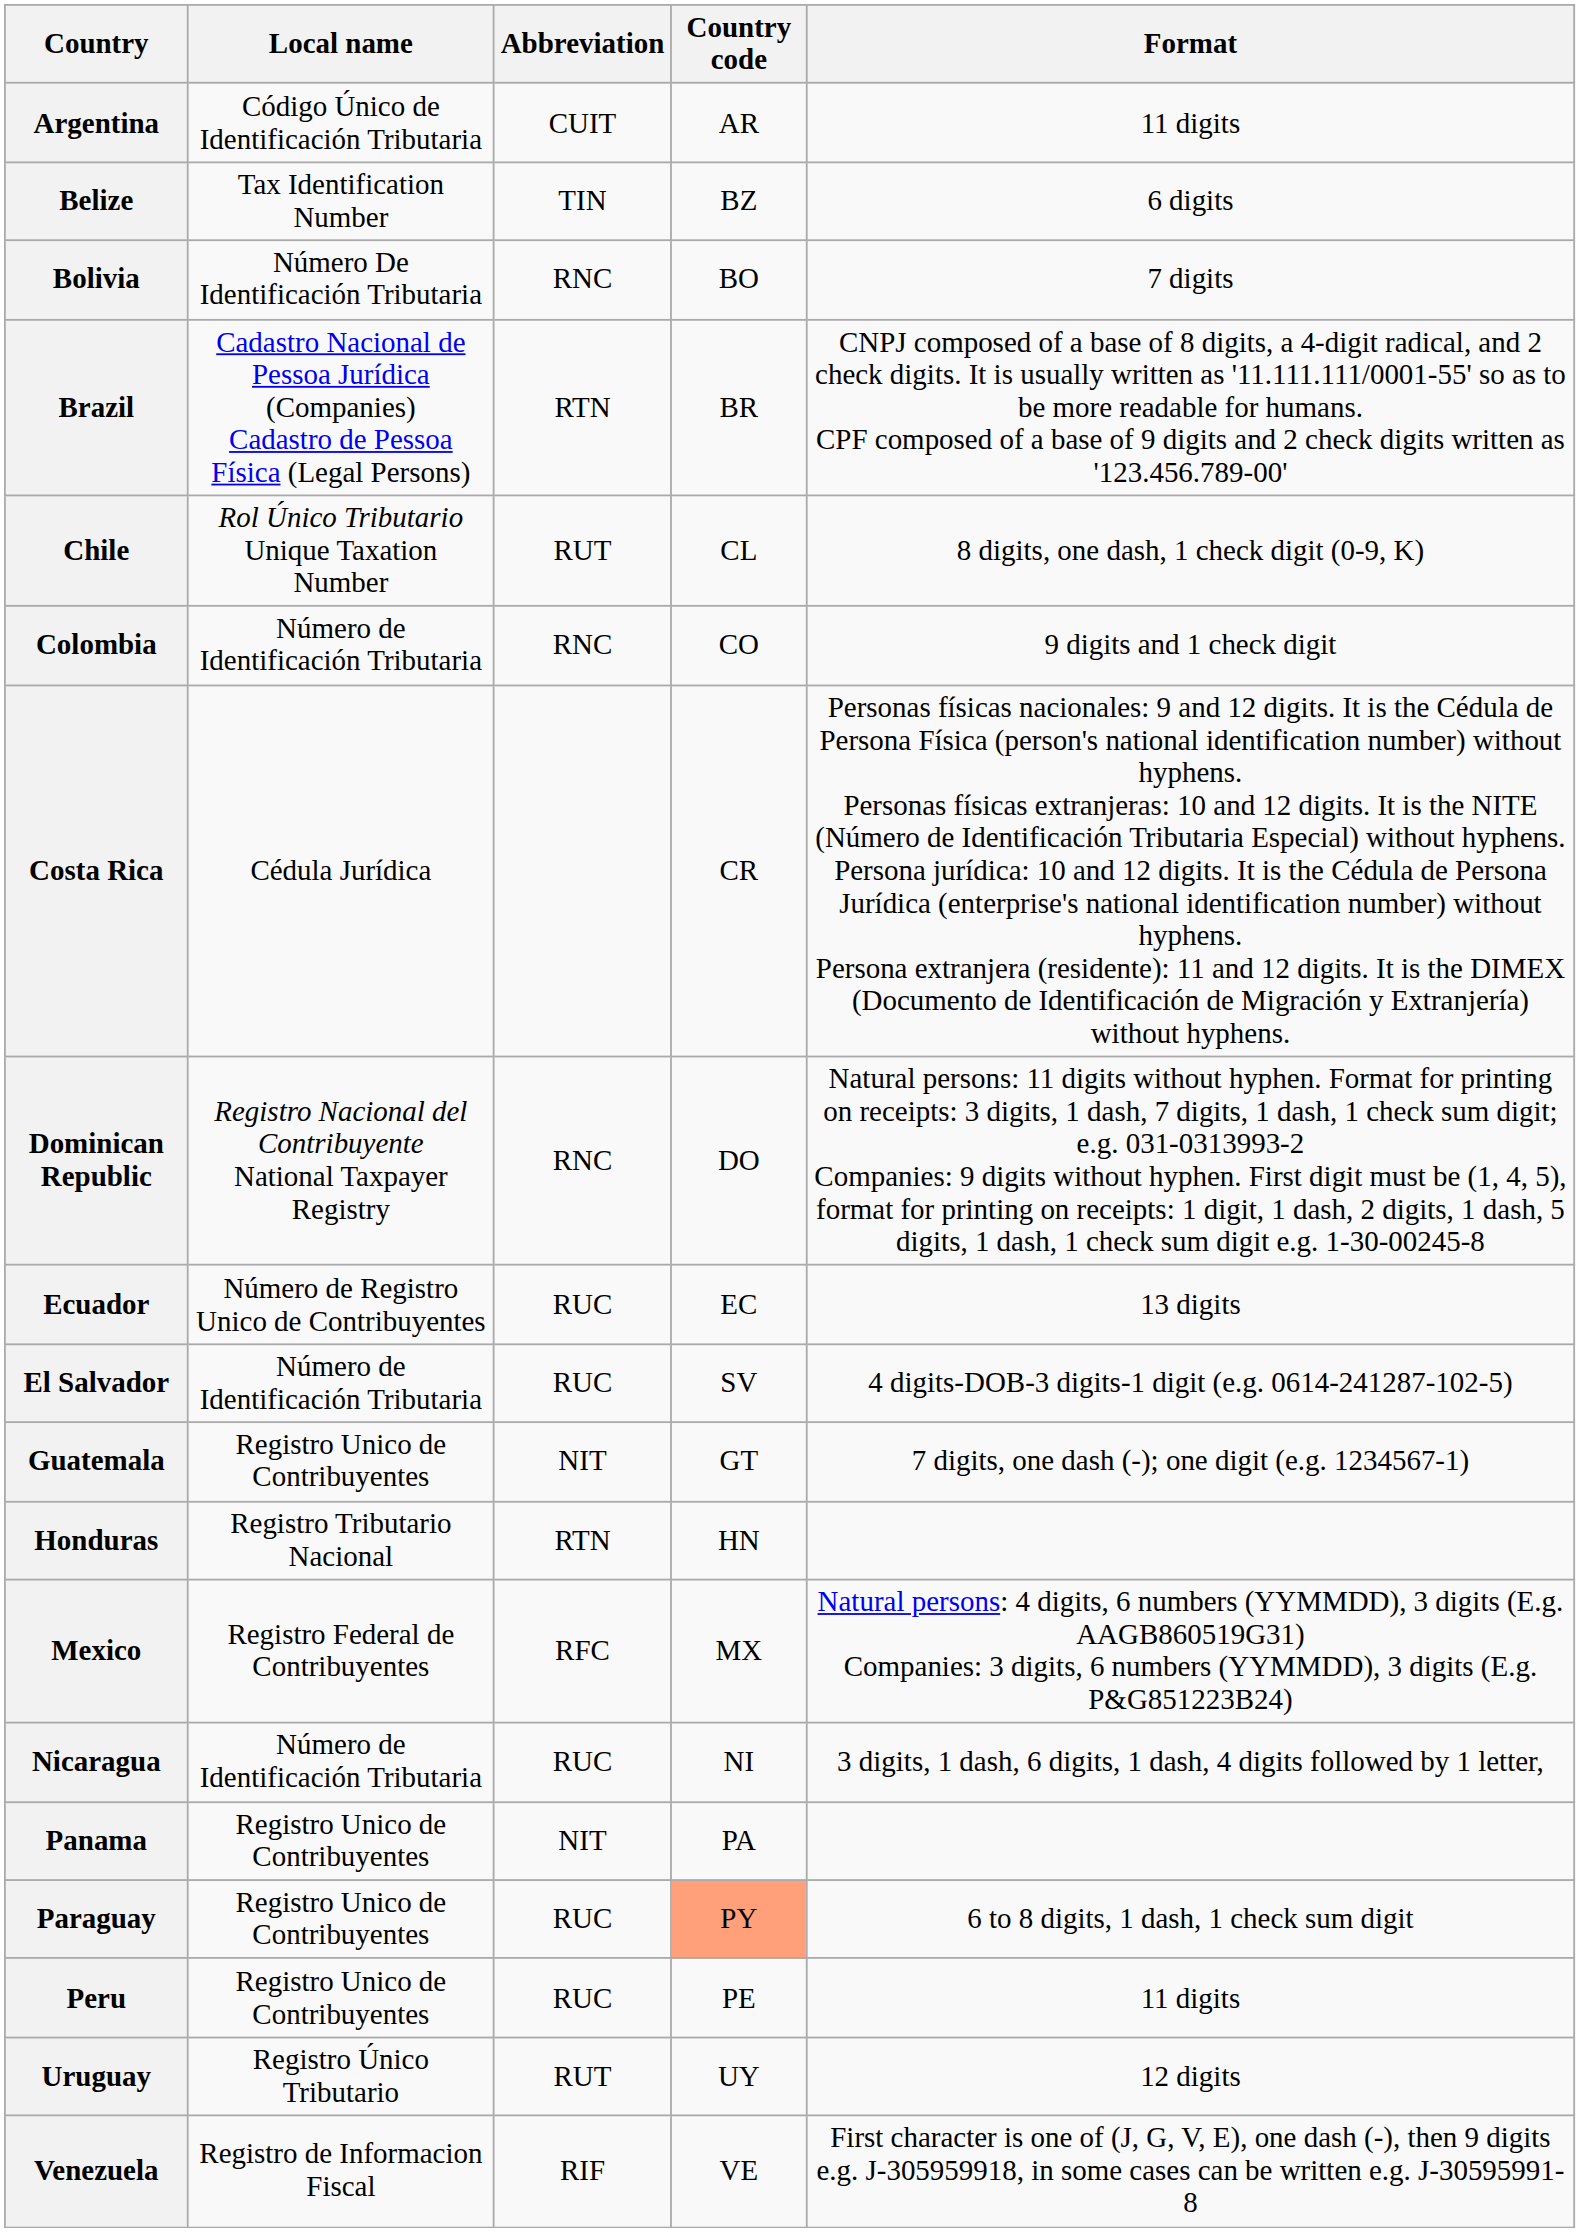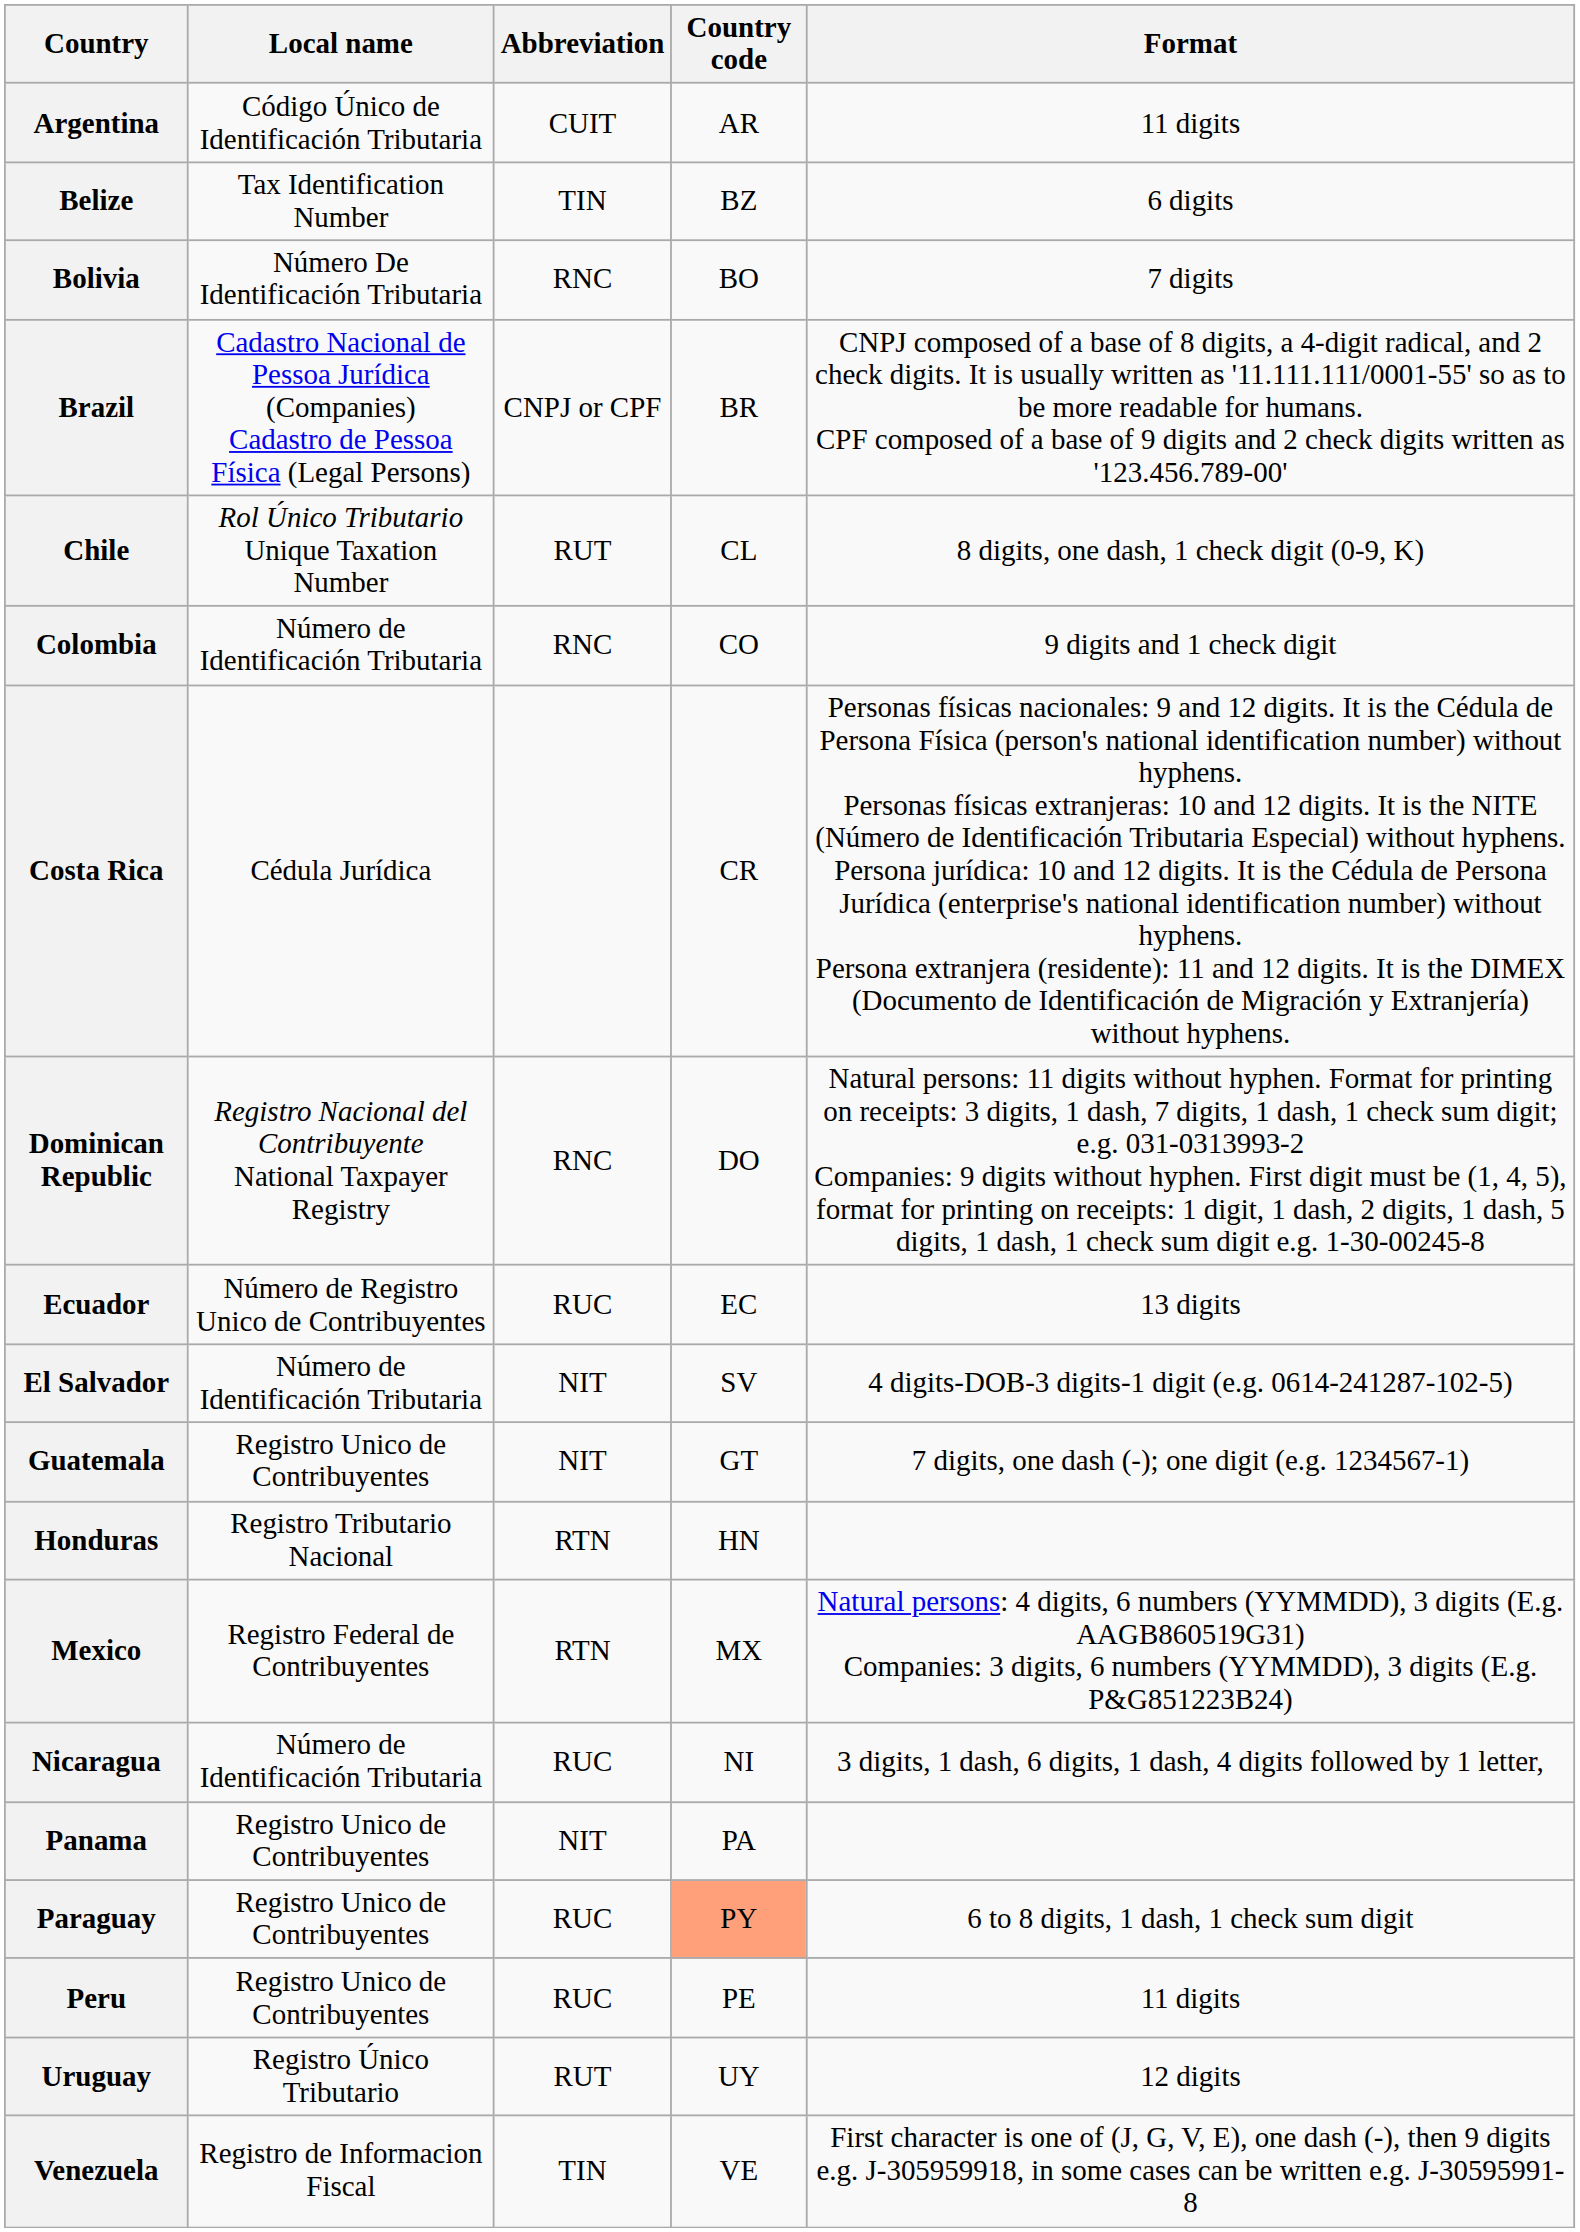(583, 406) RTN -> (582, 406) CNPJ or CPF
(582, 1382) RUC -> (582, 1382) NIT
(582, 1650) RFC -> (583, 1650) RTN
(582, 2170) RIF -> (582, 2170) TIN
